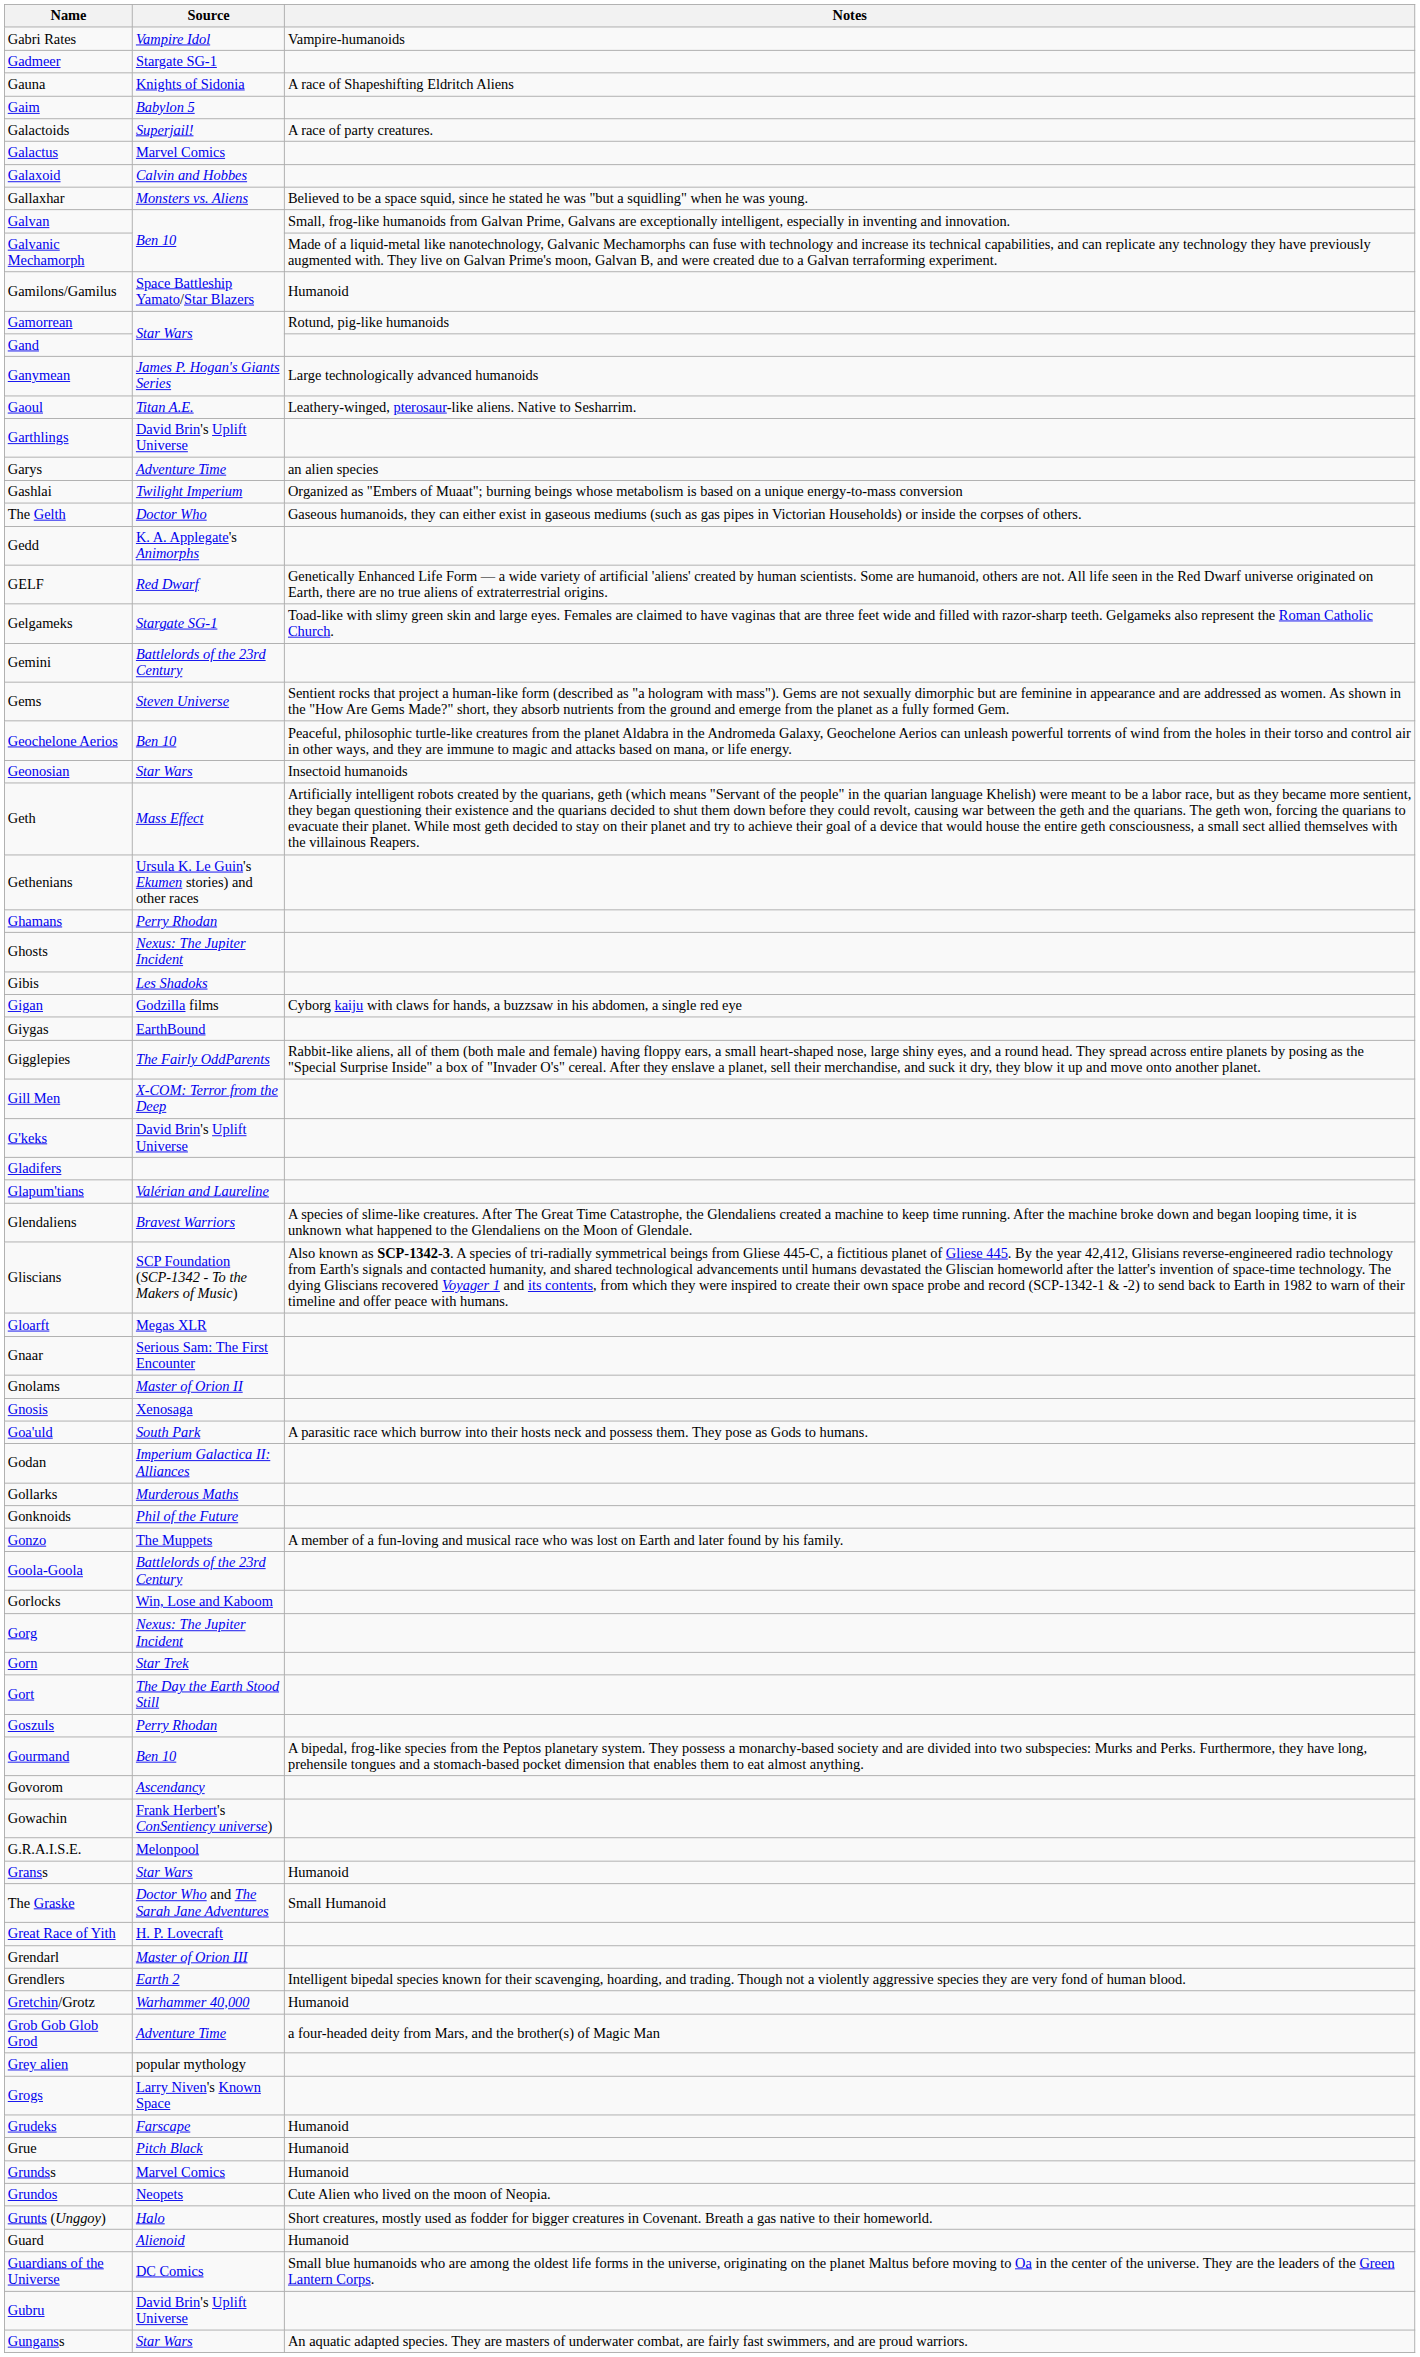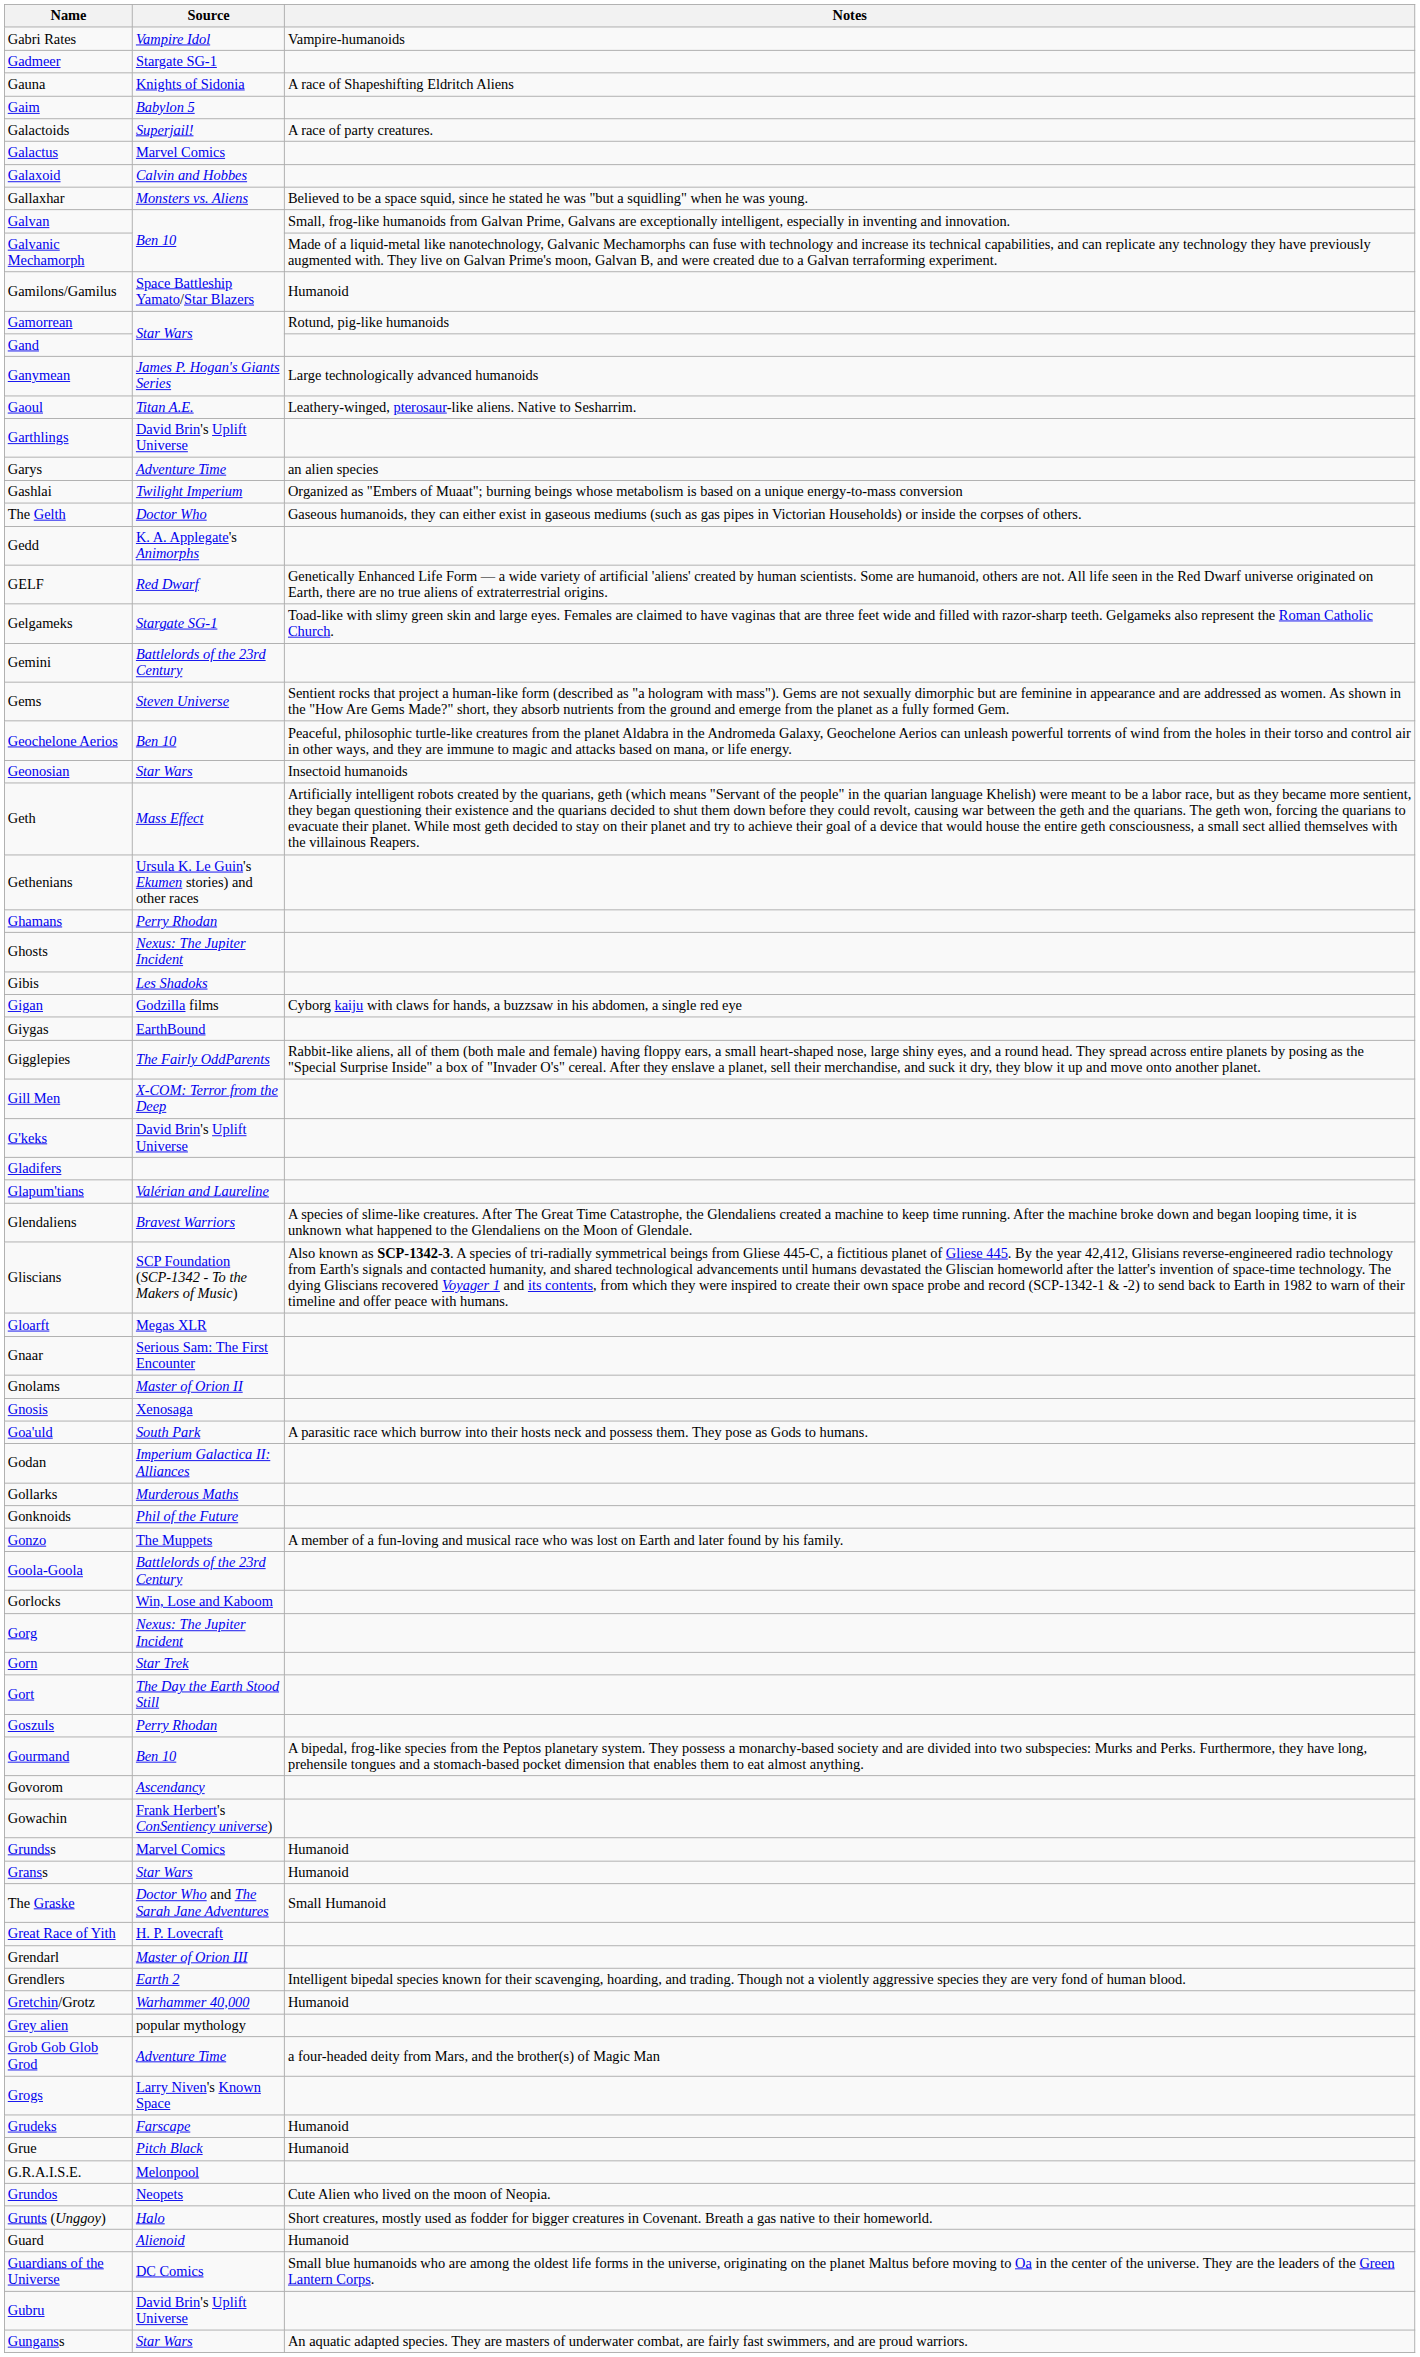rows swapped: (45, 1849) <-> (32, 2171)
rows swapped: (38, 2064) <-> (53, 2033)
